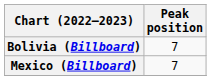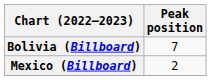(175, 66) 7 -> (175, 66) 2
